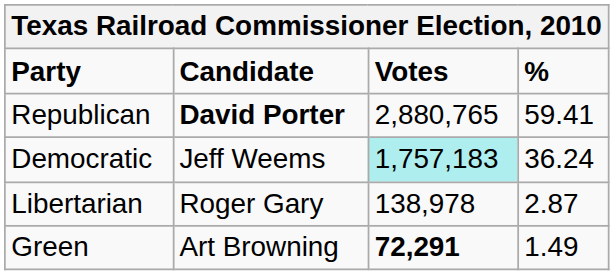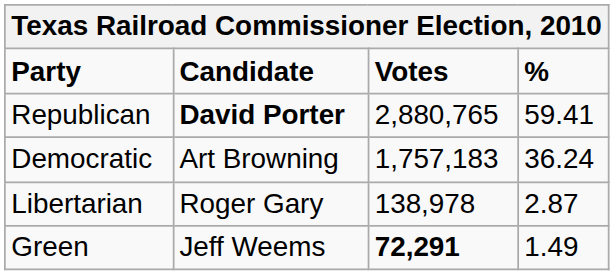(252, 159) Jeff Weems -> (259, 159) Art Browning
(437, 159) paleturquoise background -> (437, 159) no background
(259, 247) Art Browning -> (252, 247) Jeff Weems
